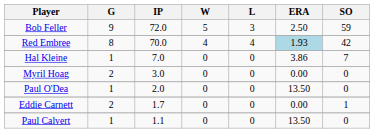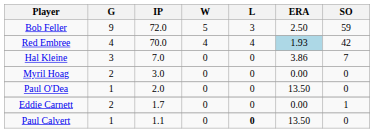(111, 43) 8 -> (111, 43) 4
(111, 58) 1 -> (111, 58) 3
(252, 120) normal -> (252, 120) bold
